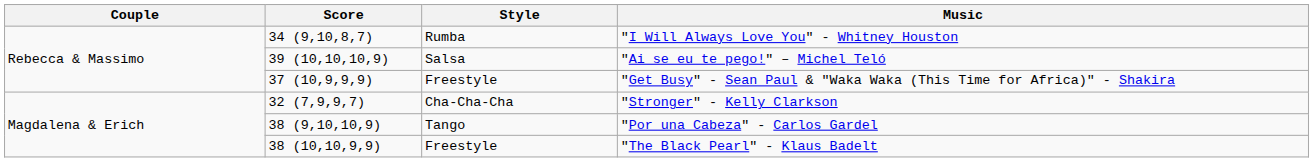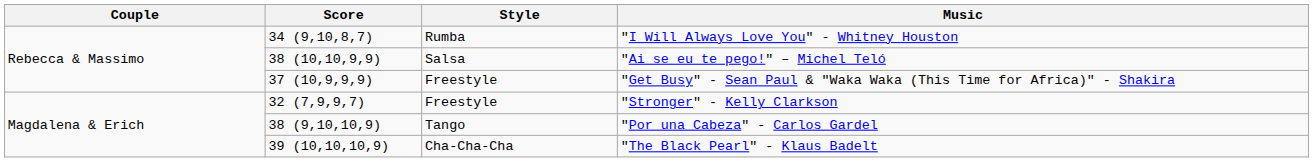(329, 59) 39 (10,10,10,9) -> (325, 59) 38 (10,10,9,9)
(469, 103) Cha-Cha-Cha -> (461, 103) Freestyle
(325, 146) 38 (10,10,9,9) -> (329, 146) 39 (10,10,10,9)
(461, 146) Freestyle -> (469, 146) Cha-Cha-Cha
